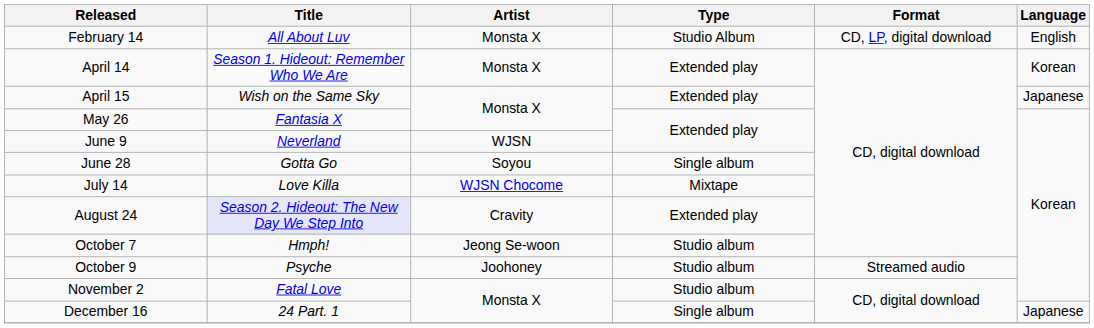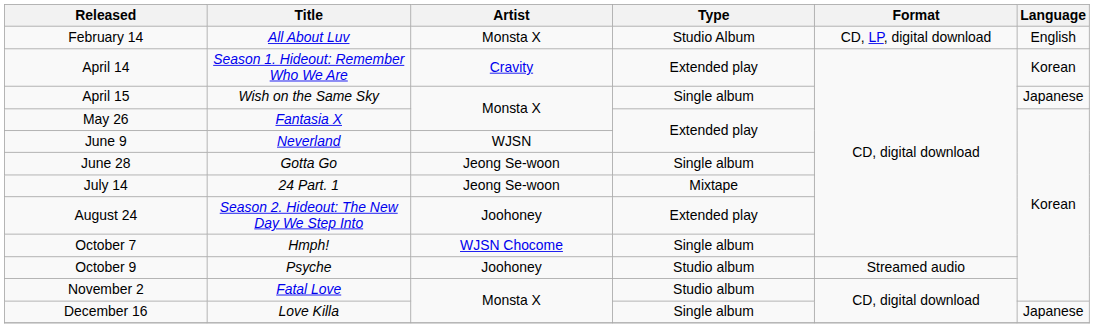(511, 67) Monsta X -> (511, 67) Cravity
(714, 97) Extended play -> (714, 97) Single album
(511, 163) Soyou -> (511, 163) Jeong Se-woon
(309, 185) Love Killa -> (309, 185) 24 Part. 1
(511, 185) WJSN Chocome -> (511, 185) Jeong Se-woon
(309, 215) lavender background -> (309, 215) no background
(511, 215) Cravity -> (511, 215) Joohoney
(511, 245) Jeong Se-woon -> (511, 245) WJSN Chocome
(714, 245) Studio album -> (714, 245) Single album
(309, 311) 24 Part. 1 -> (309, 311) Love Killa
